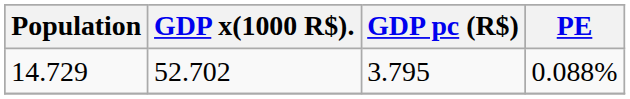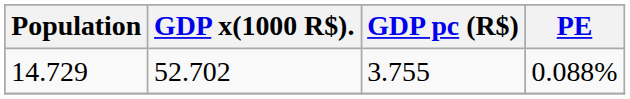(399, 70) 3.795 -> (399, 70) 3.755
